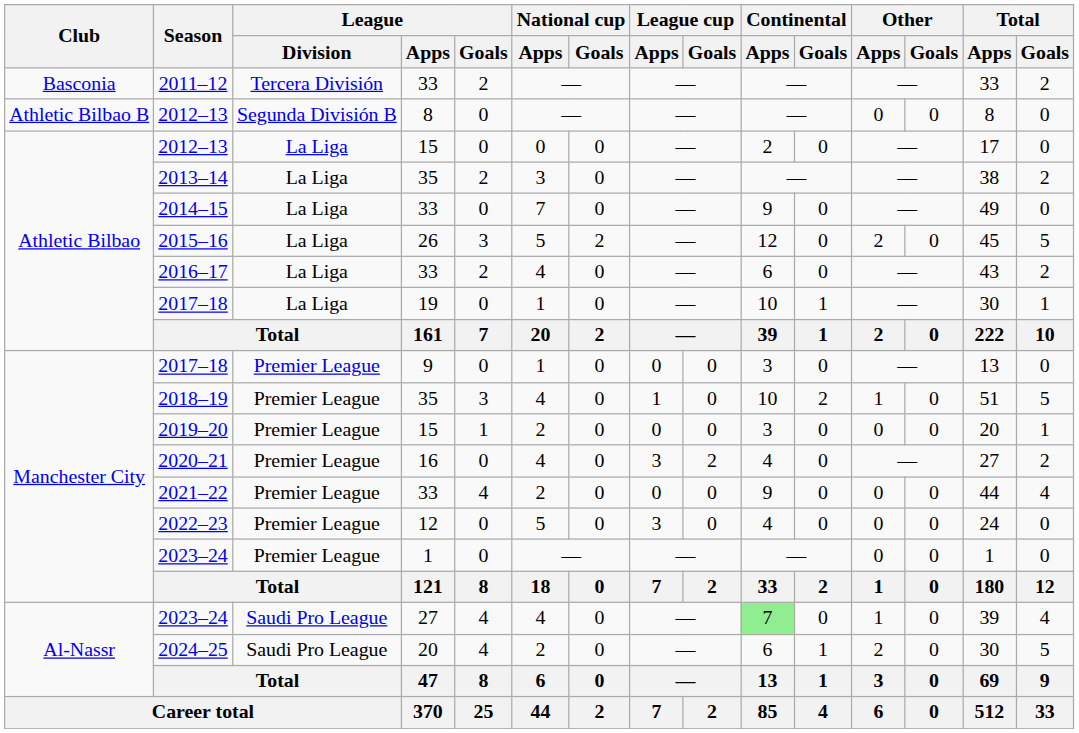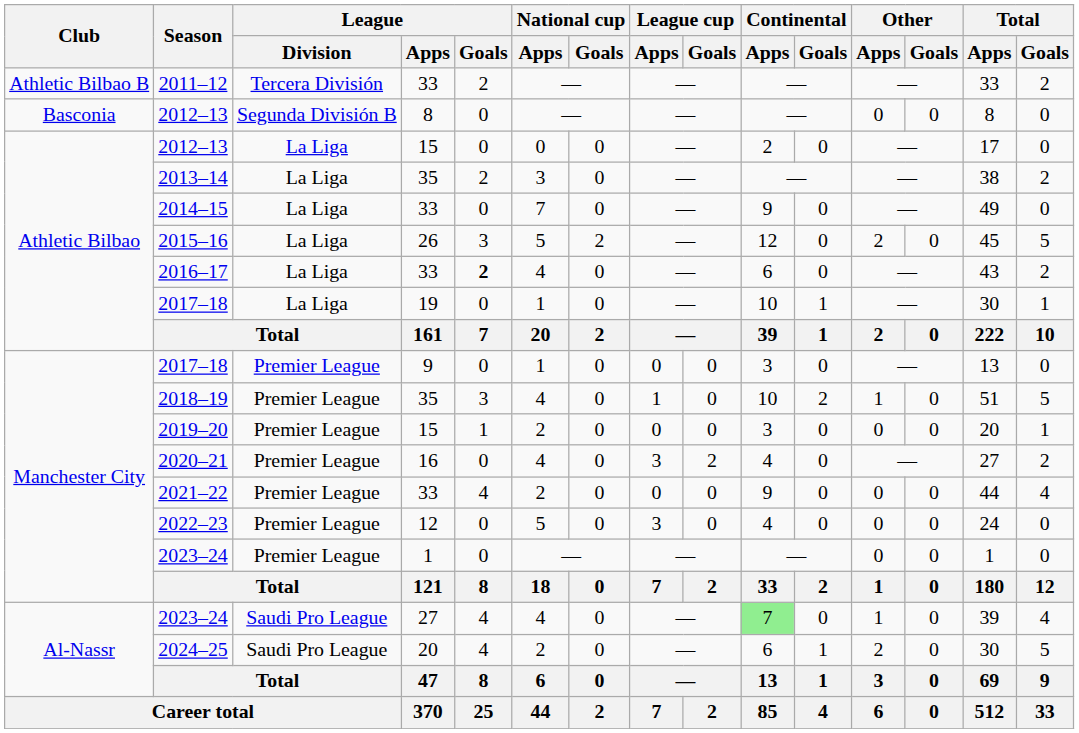(79, 83) Basconia -> (79, 83) Athletic Bilbao B
(79, 114) Athletic Bilbao B -> (79, 114) Basconia
(483, 271) normal -> (483, 271) bold
